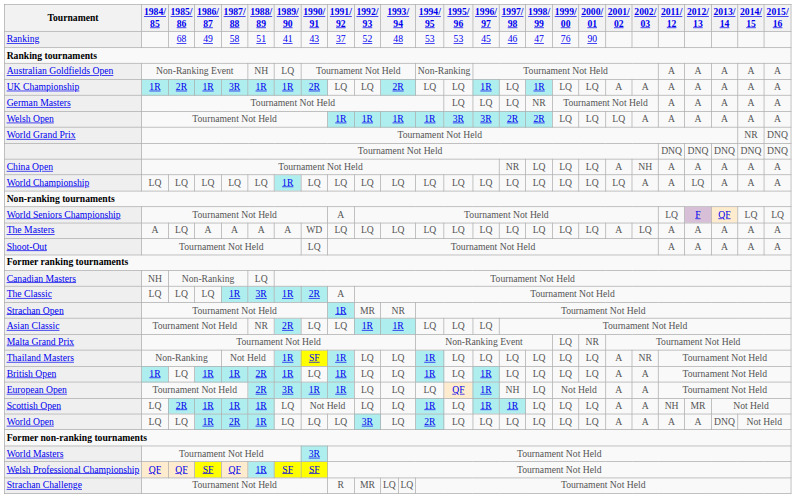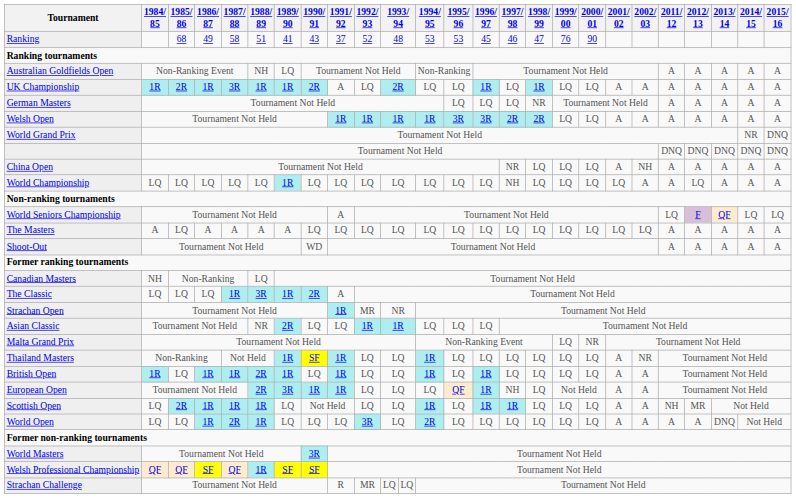(341, 87) LQ -> (341, 87) A
(619, 119) LQ -> (619, 119) A
(513, 182) LQ -> (513, 182) NH
(314, 230) WD -> (314, 230) LQ
(619, 230) A -> (619, 230) LQ
(314, 246) LQ -> (314, 246) WD
